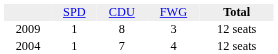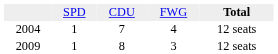rows swapped: (28, 29) <-> (28, 46)
